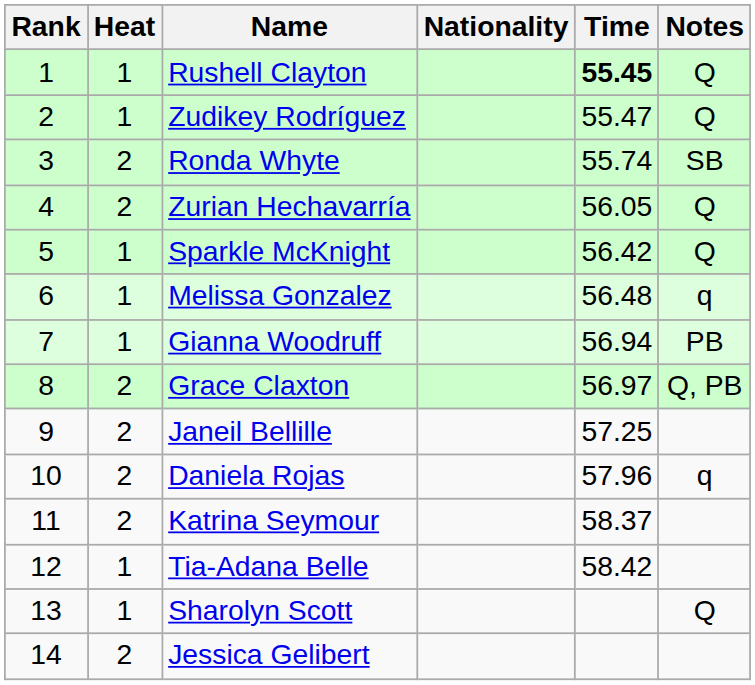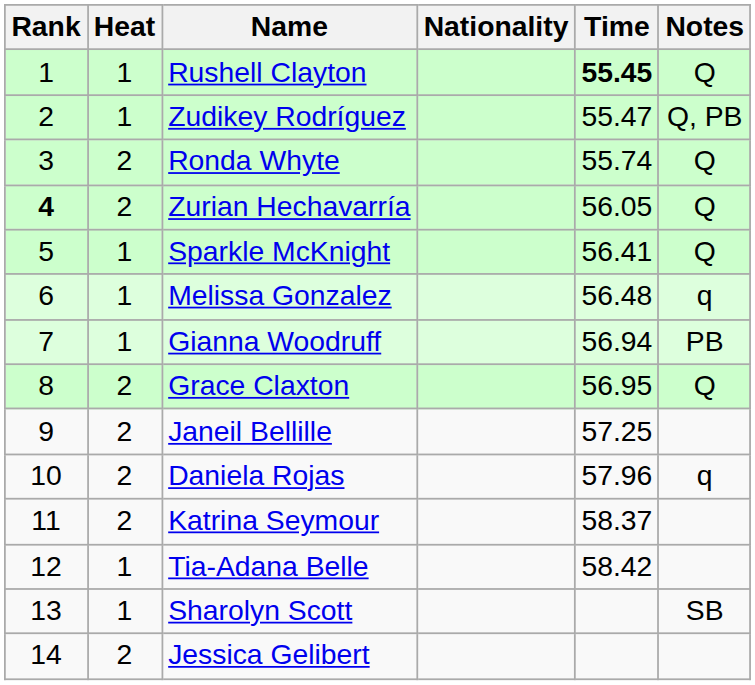(705, 116) Q -> (705, 116) Q, PB
(705, 161) SB -> (705, 161) Q
(46, 206) normal -> (46, 206) bold
(617, 251) 56.42 -> (617, 251) 56.41
(617, 386) 56.97 -> (617, 386) 56.95
(705, 386) Q, PB -> (705, 386) Q
(705, 610) Q -> (705, 610) SB
